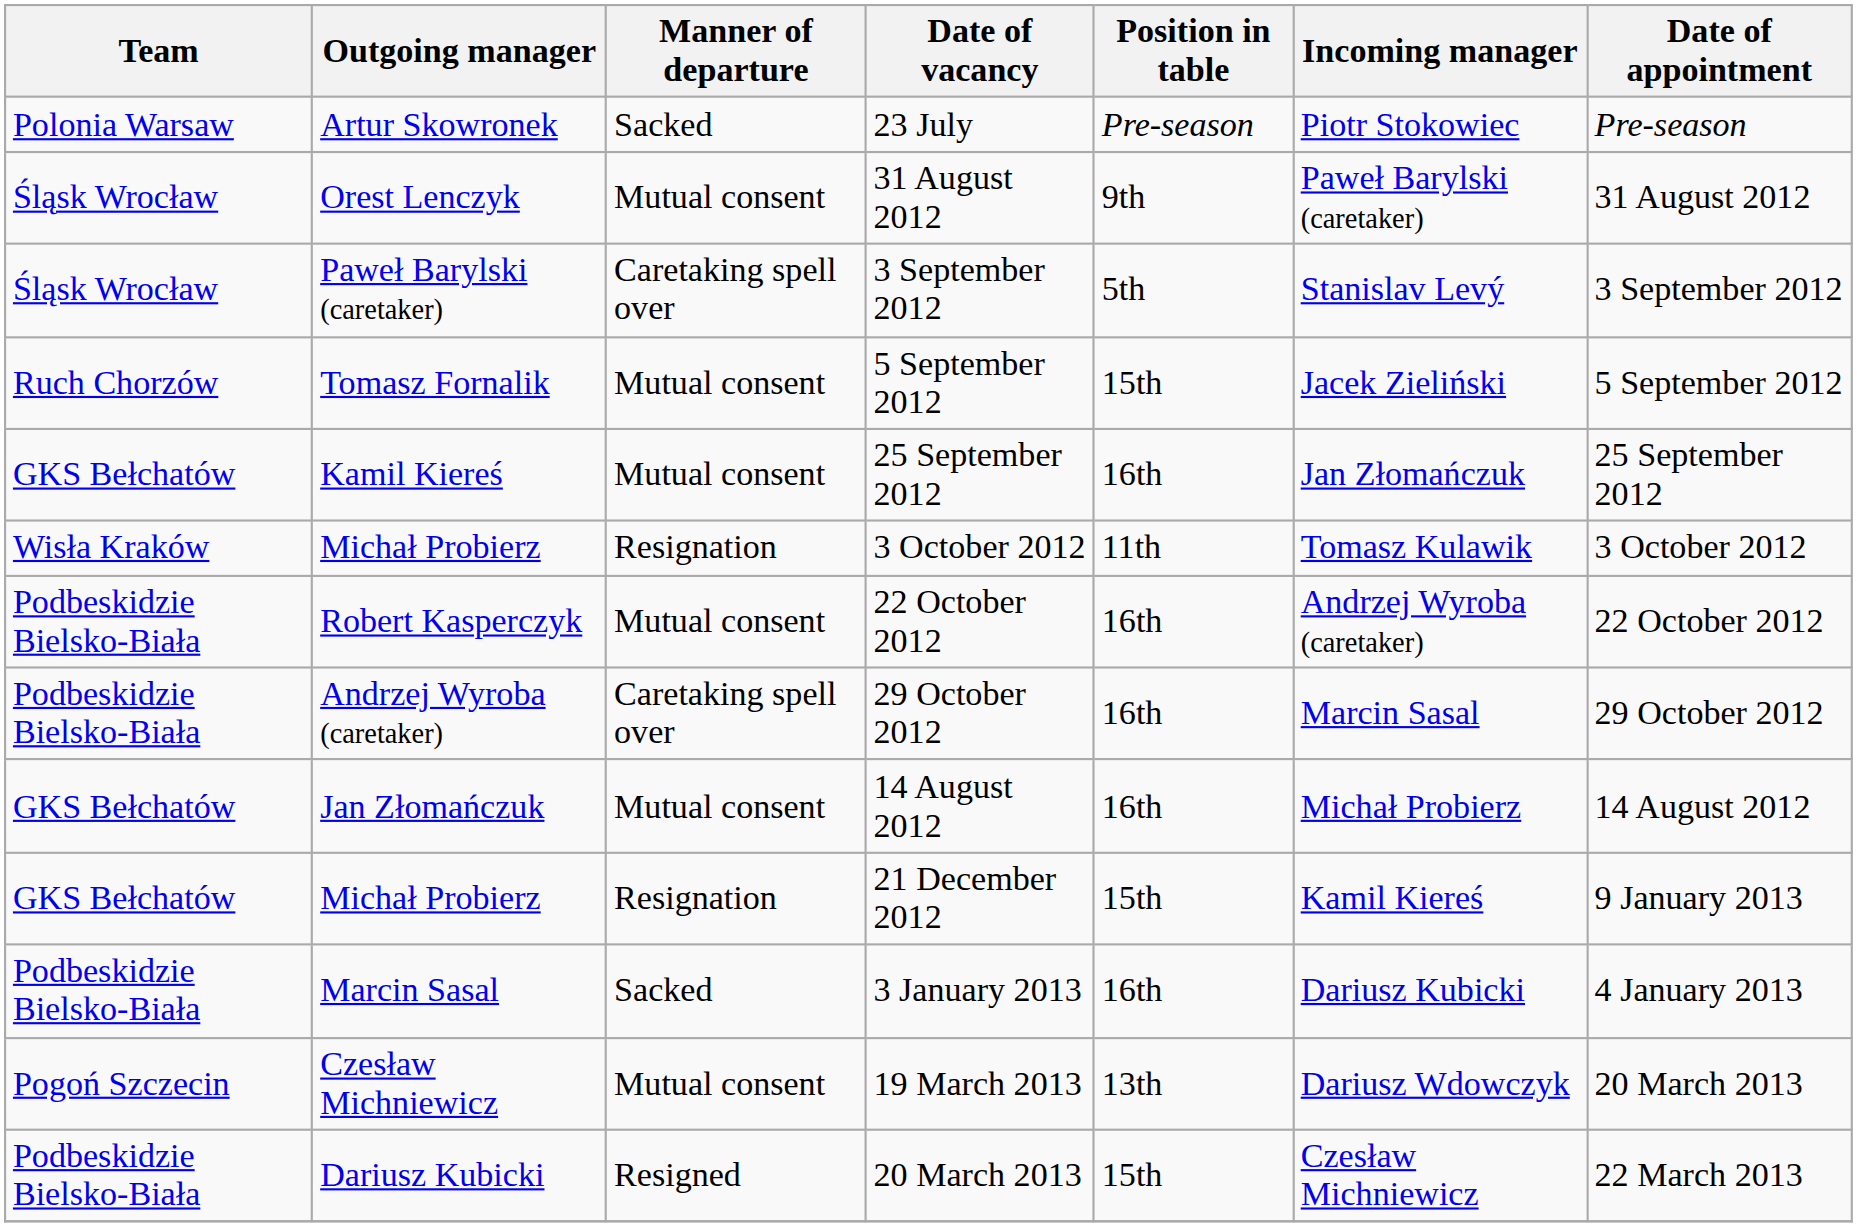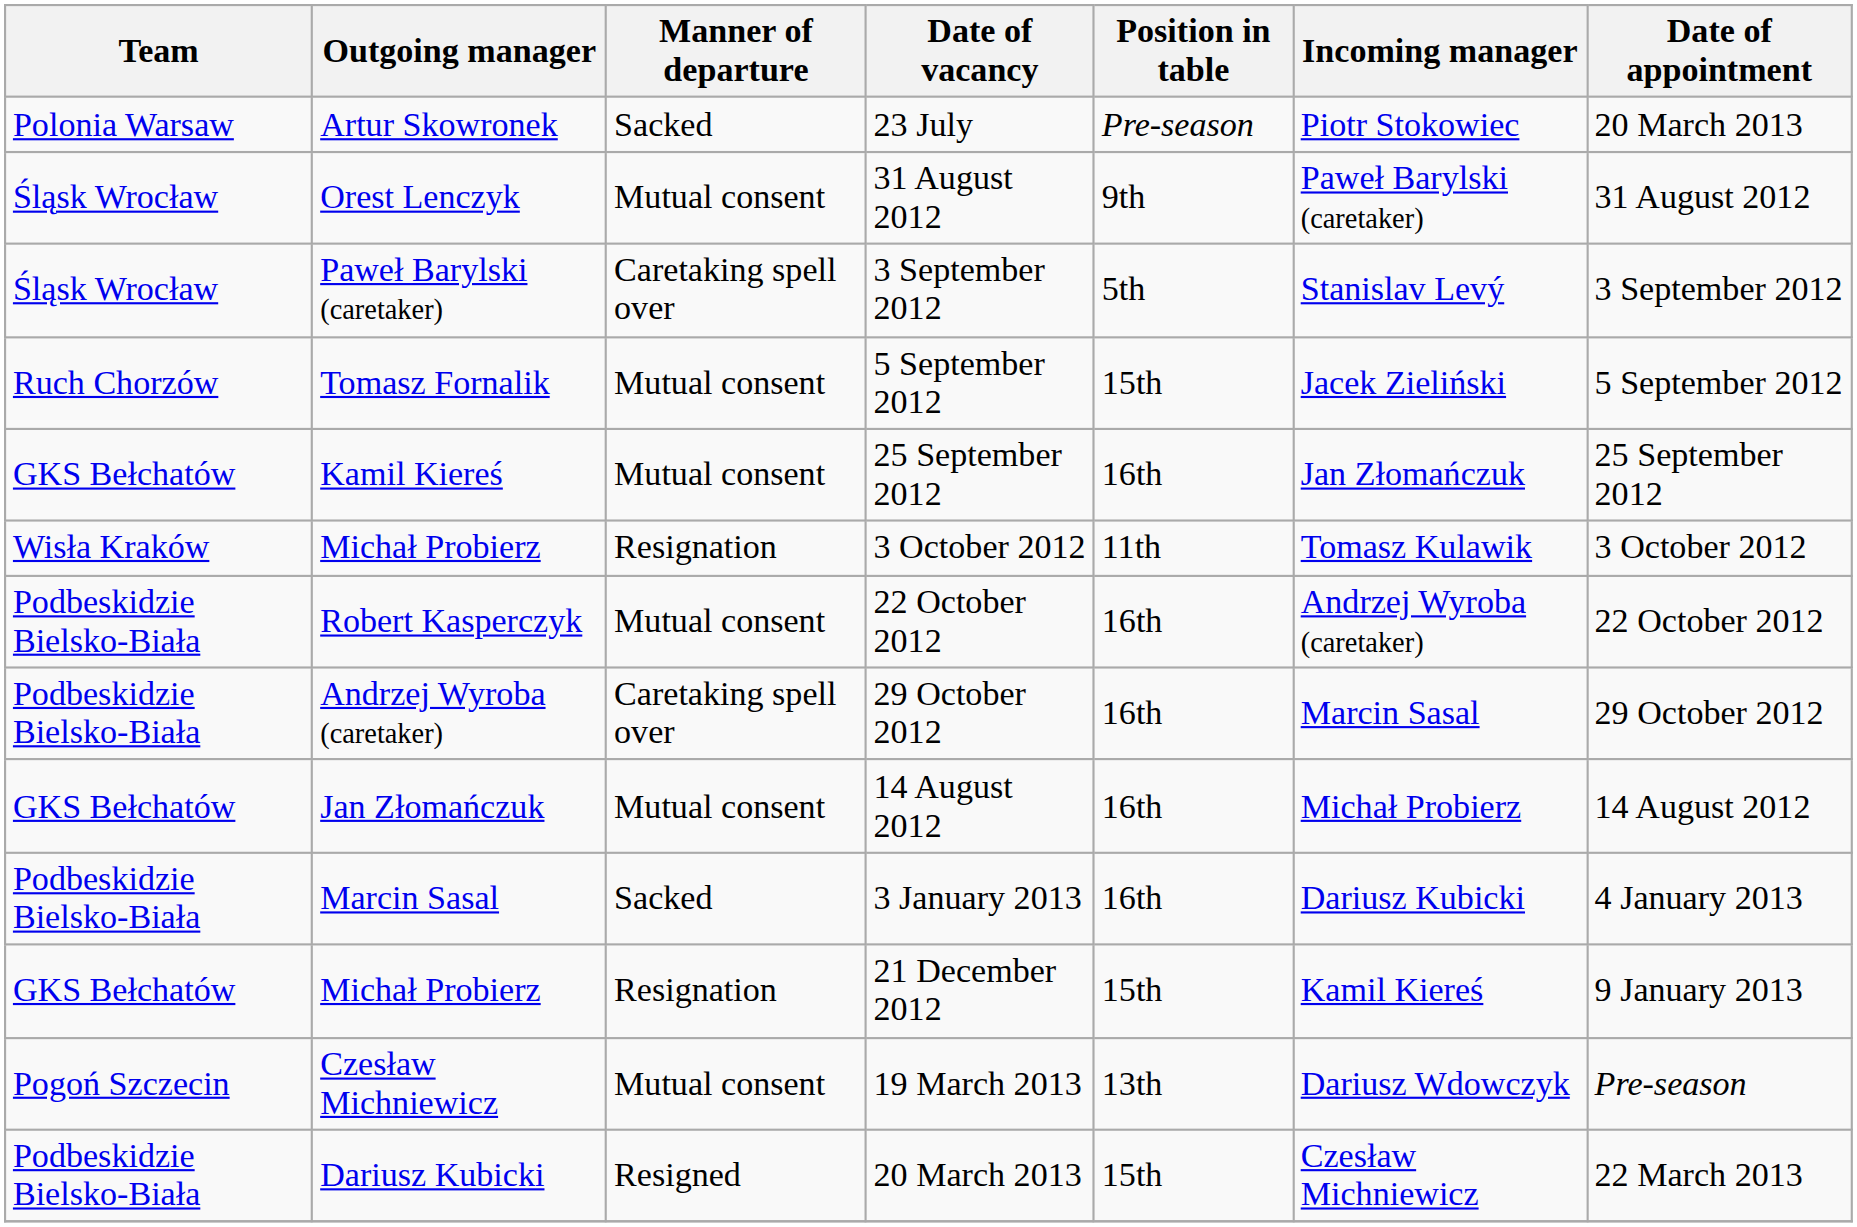(1671, 123) Pre-season -> (1699, 123) 20 March 2013
rows swapped: (978, 990) <-> (965, 897)
(1699, 1082) 20 March 2013 -> (1671, 1082) Pre-season
